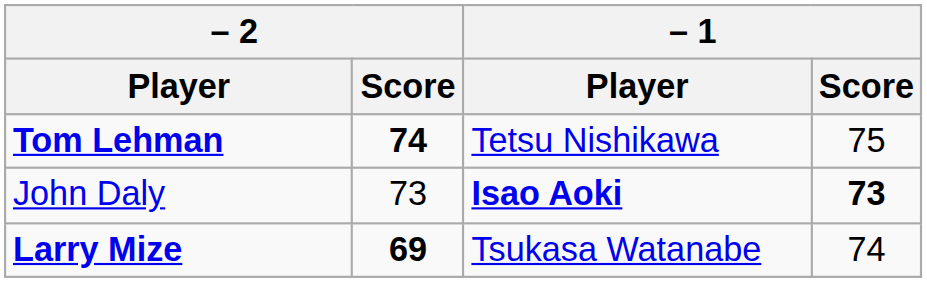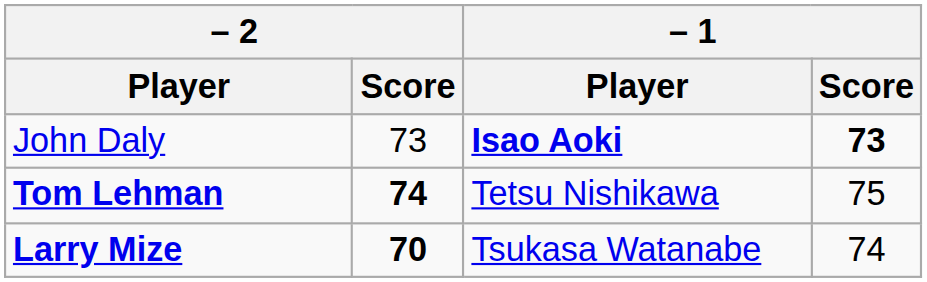rows swapped: (89, 194) <-> (118, 140)
(408, 248) 69 -> (408, 248) 70
